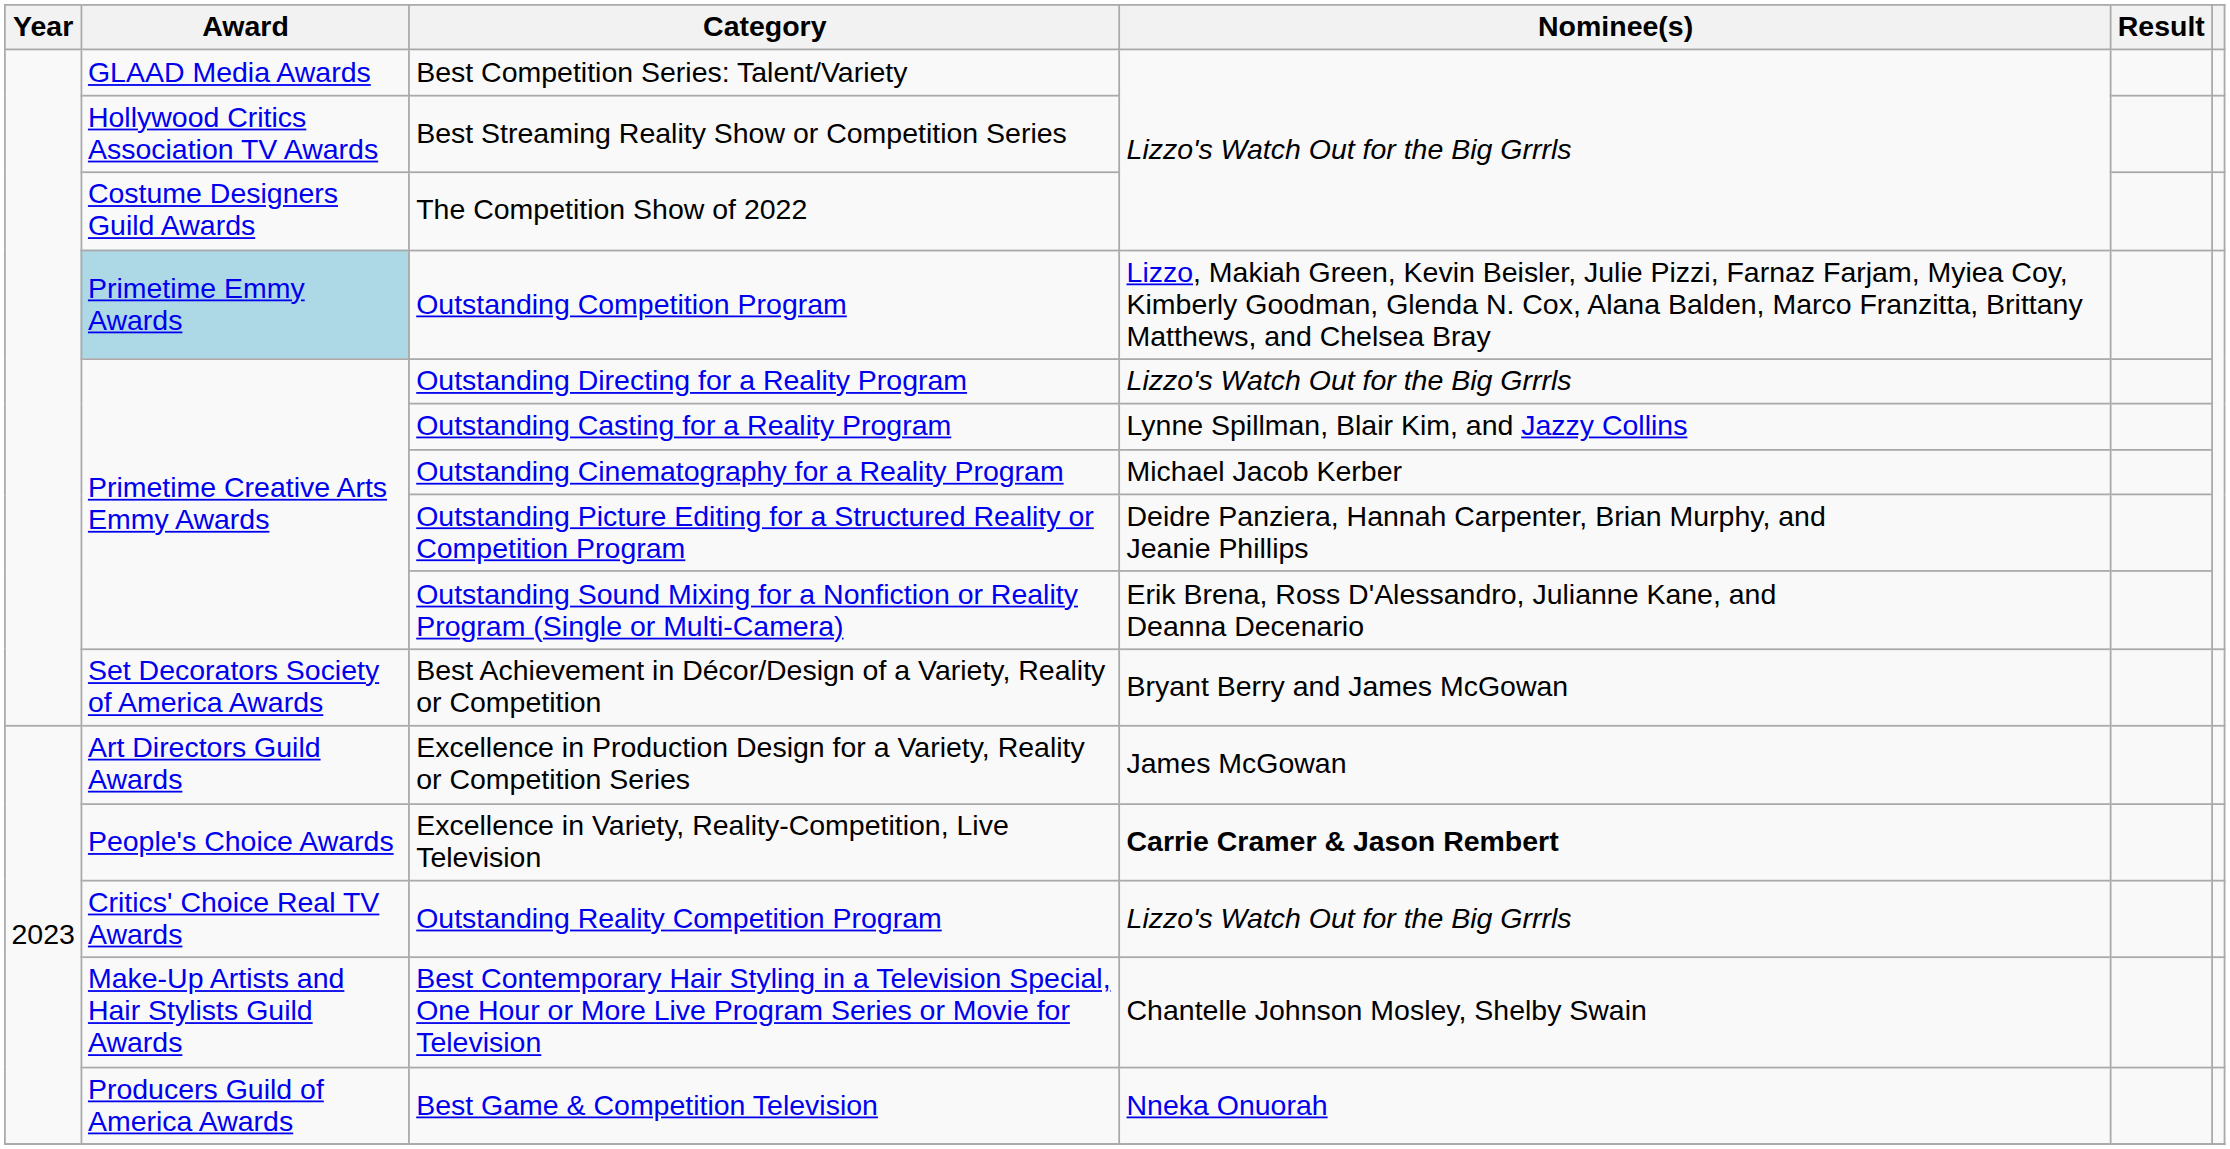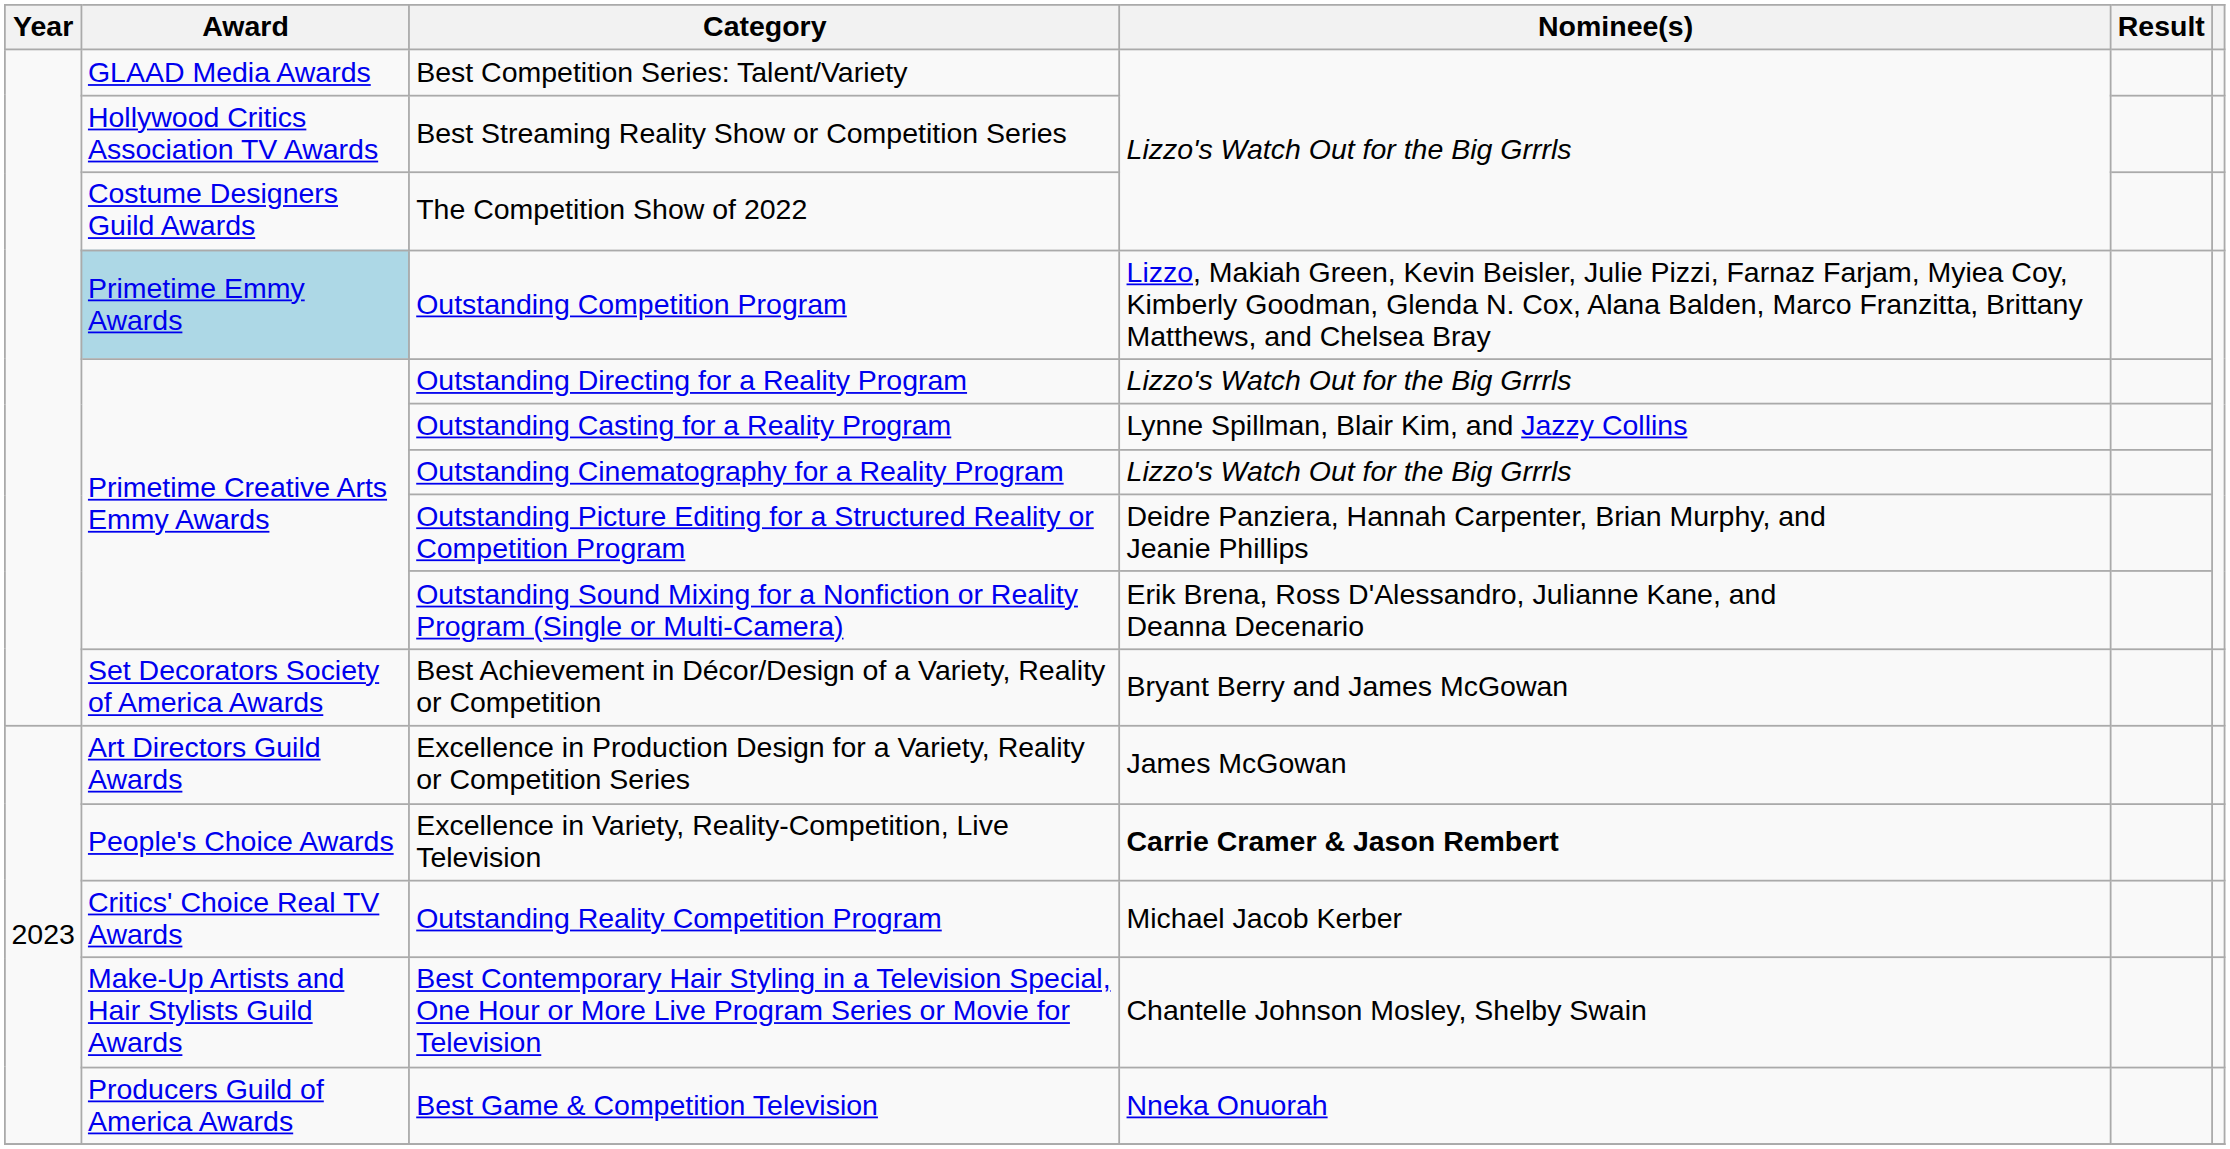(1264, 471) Michael Jacob Kerber -> (1349, 471) Lizzo's Watch Out for the Big Grrrls
(1349, 918) Lizzo's Watch Out for the Big Grrrls -> (1264, 918) Michael Jacob Kerber
